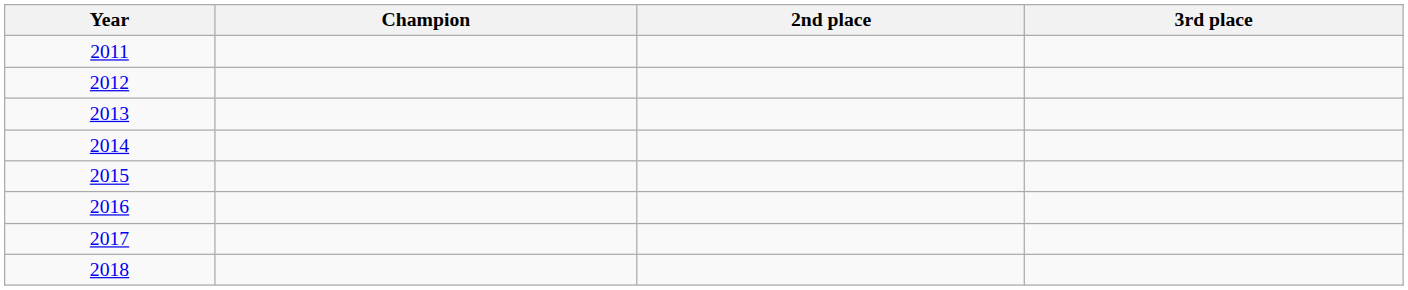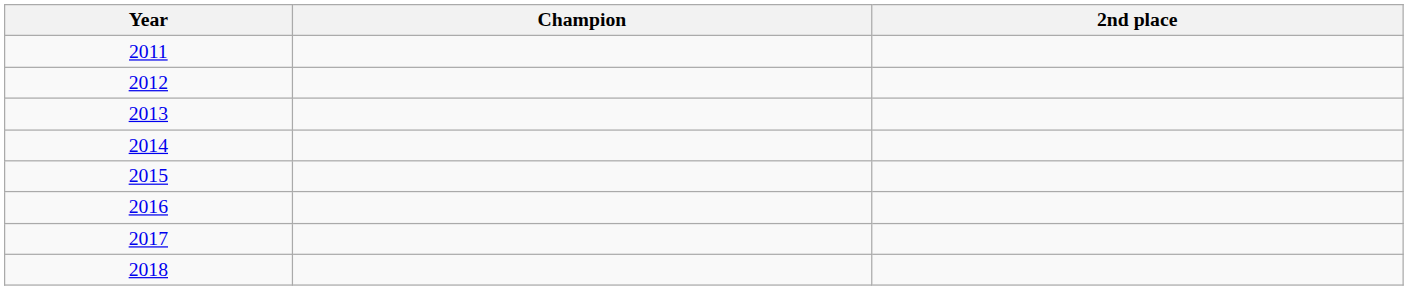- column: (1214, 20)
